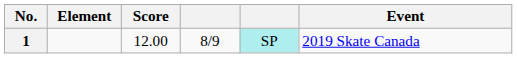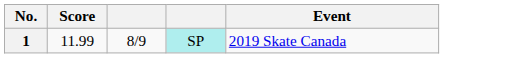- column: (84, 16)
(151, 40) 12.00 -> (77, 40) 11.99
